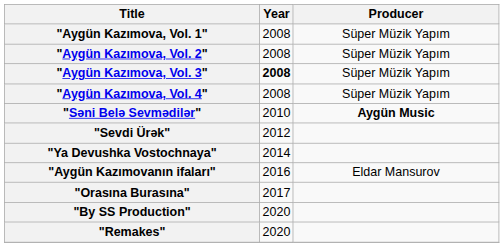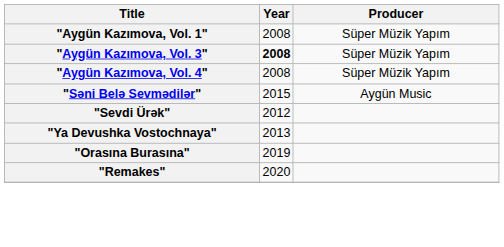- row: (132, 53)
(277, 113) 2010 -> (277, 93) 2015
(396, 113) bold -> (396, 93) normal
(277, 152) 2014 -> (277, 133) 2013
- row: (132, 172)
(277, 192) 2017 -> (277, 152) 2019
- row: (132, 212)
